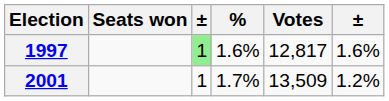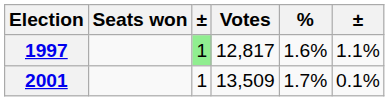columns swapped: (298, 19) <-> (238, 19)
(358, 50) 1.6% -> (358, 50) 1.1%
(358, 80) 1.2% -> (358, 80) 0.1%
